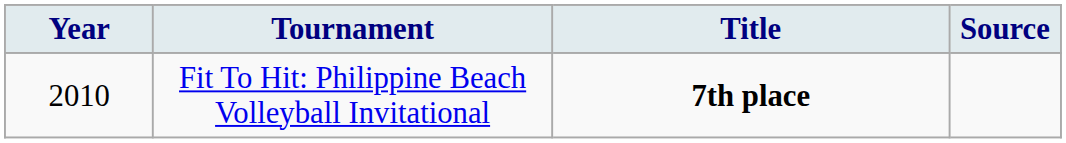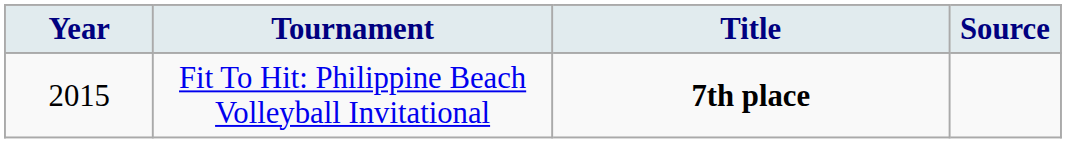(79, 94) 2010 -> (79, 94) 2015
